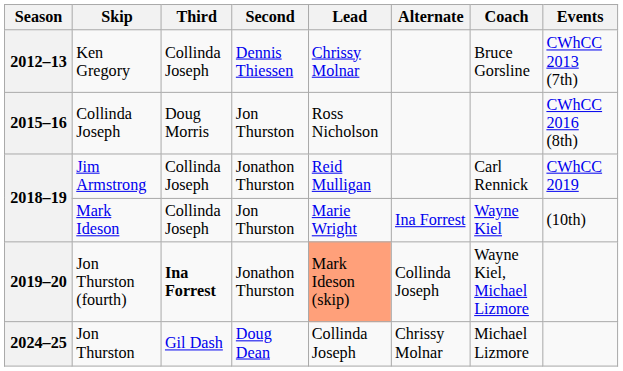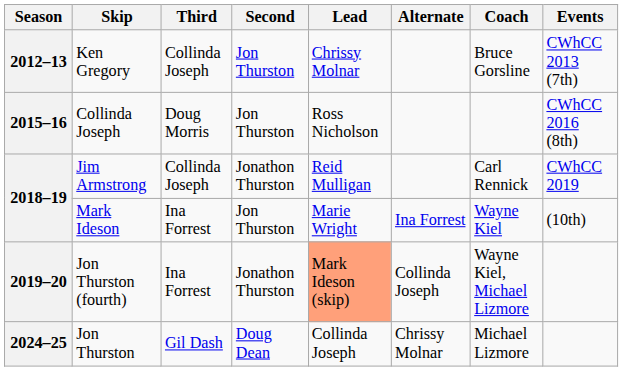(265, 61) Dennis Thiessen -> (265, 61) Jon Thurston
(193, 219) Collinda Joseph -> (188, 219) Ina Forrest
(190, 281) bold -> (188, 281) normal
